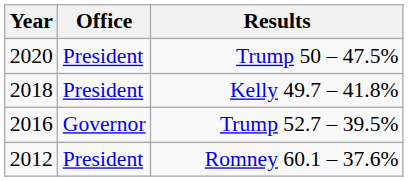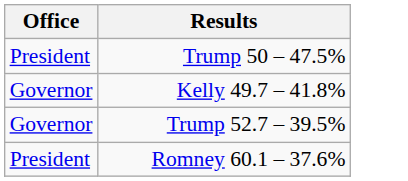- column: (31, 21)
(103, 90) President -> (51, 90) Governor
